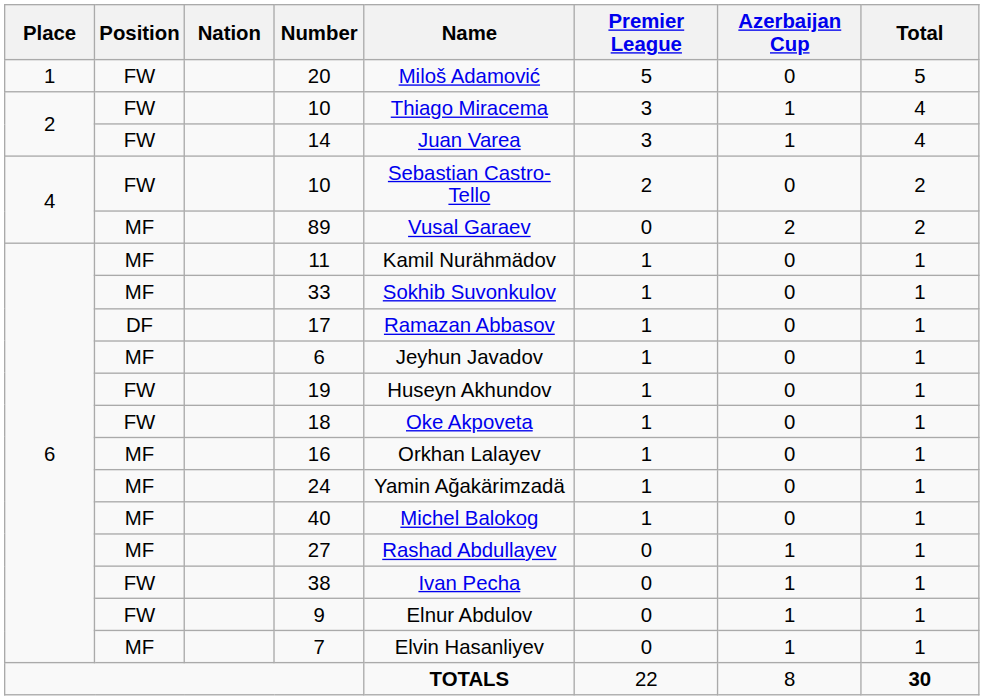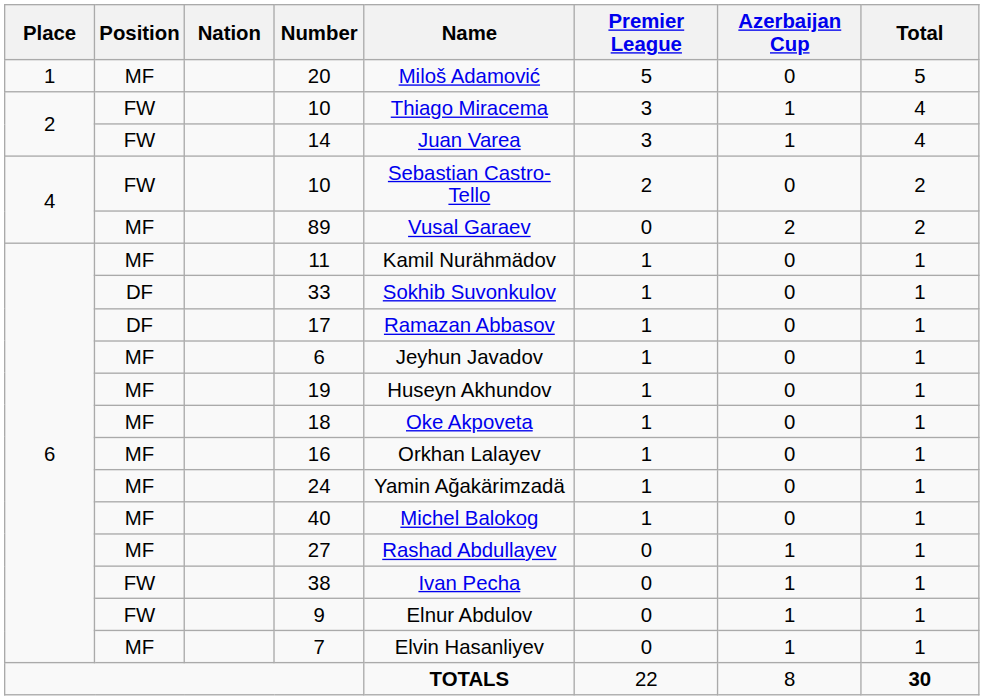(139, 76) FW -> (139, 76) MF
(139, 292) MF -> (139, 292) DF
(139, 389) FW -> (139, 389) MF
(139, 421) FW -> (139, 421) MF
